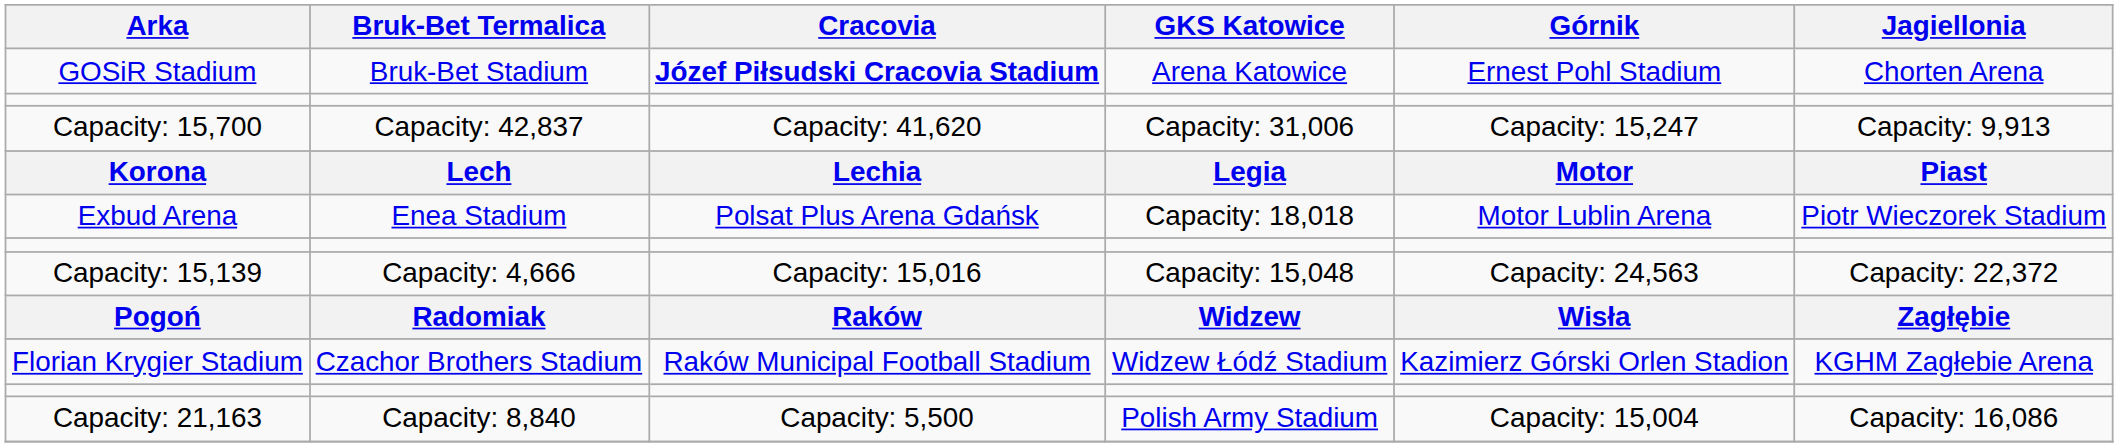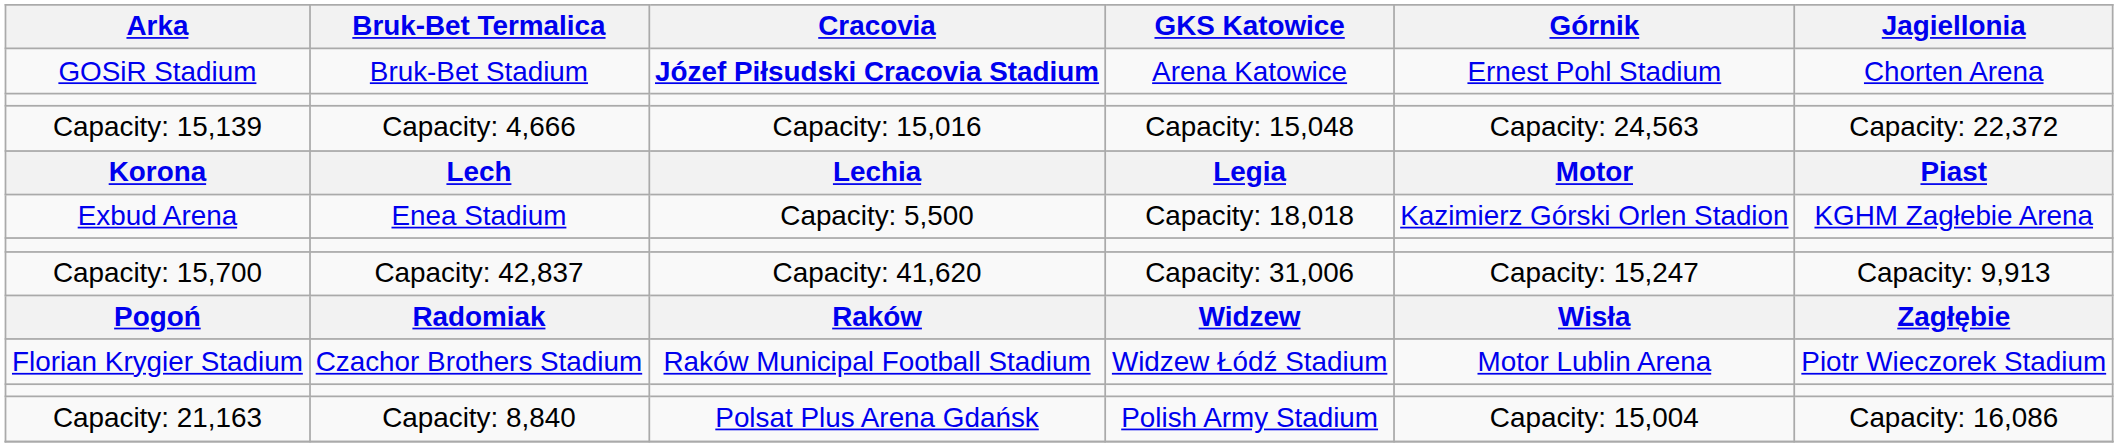rows swapped: (157, 273) <-> (157, 127)
(877, 216) Polsat Plus Arena Gdańsk -> (877, 216) Capacity: 5,500
(1594, 216) Motor Lublin Arena -> (1594, 216) Kazimierz Górski Orlen Stadion
(1954, 216) Piotr Wieczorek Stadium -> (1954, 216) KGHM Zagłebie Arena
(1594, 361) Kazimierz Górski Orlen Stadion -> (1594, 361) Motor Lublin Arena
(1954, 361) KGHM Zagłebie Arena -> (1954, 361) Piotr Wieczorek Stadium
(877, 418) Capacity: 5,500 -> (877, 418) Polsat Plus Arena Gdańsk
